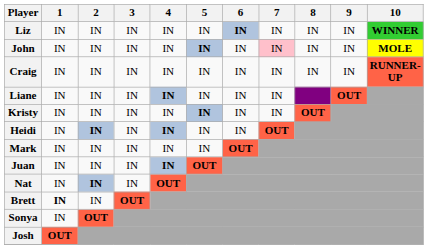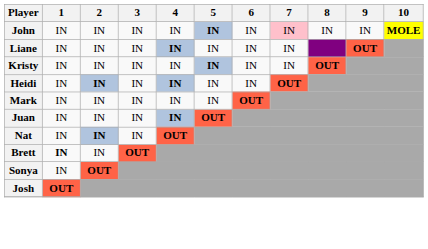- row: (23, 30)
- row: (23, 71)
